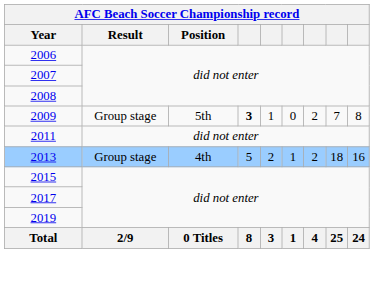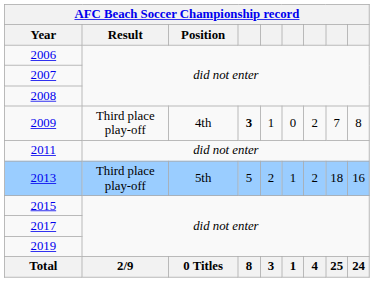(125, 116) Group stage -> (125, 123) Third place play-off
(203, 116) 5th -> (203, 123) 4th
(125, 156) Group stage -> (125, 178) Third place play-off
(203, 156) 4th -> (203, 178) 5th
